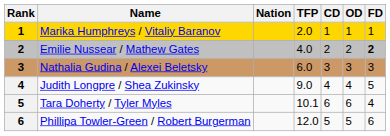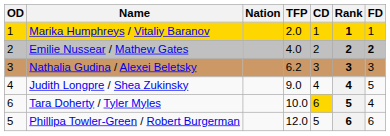columns swapped: (21, 13) <-> (354, 13)
(304, 67) 6.0 -> (294, 67) 6.2
(308, 103) 10.1 -> (297, 103) 10.0
(327, 103) no background -> (316, 103) gold background
